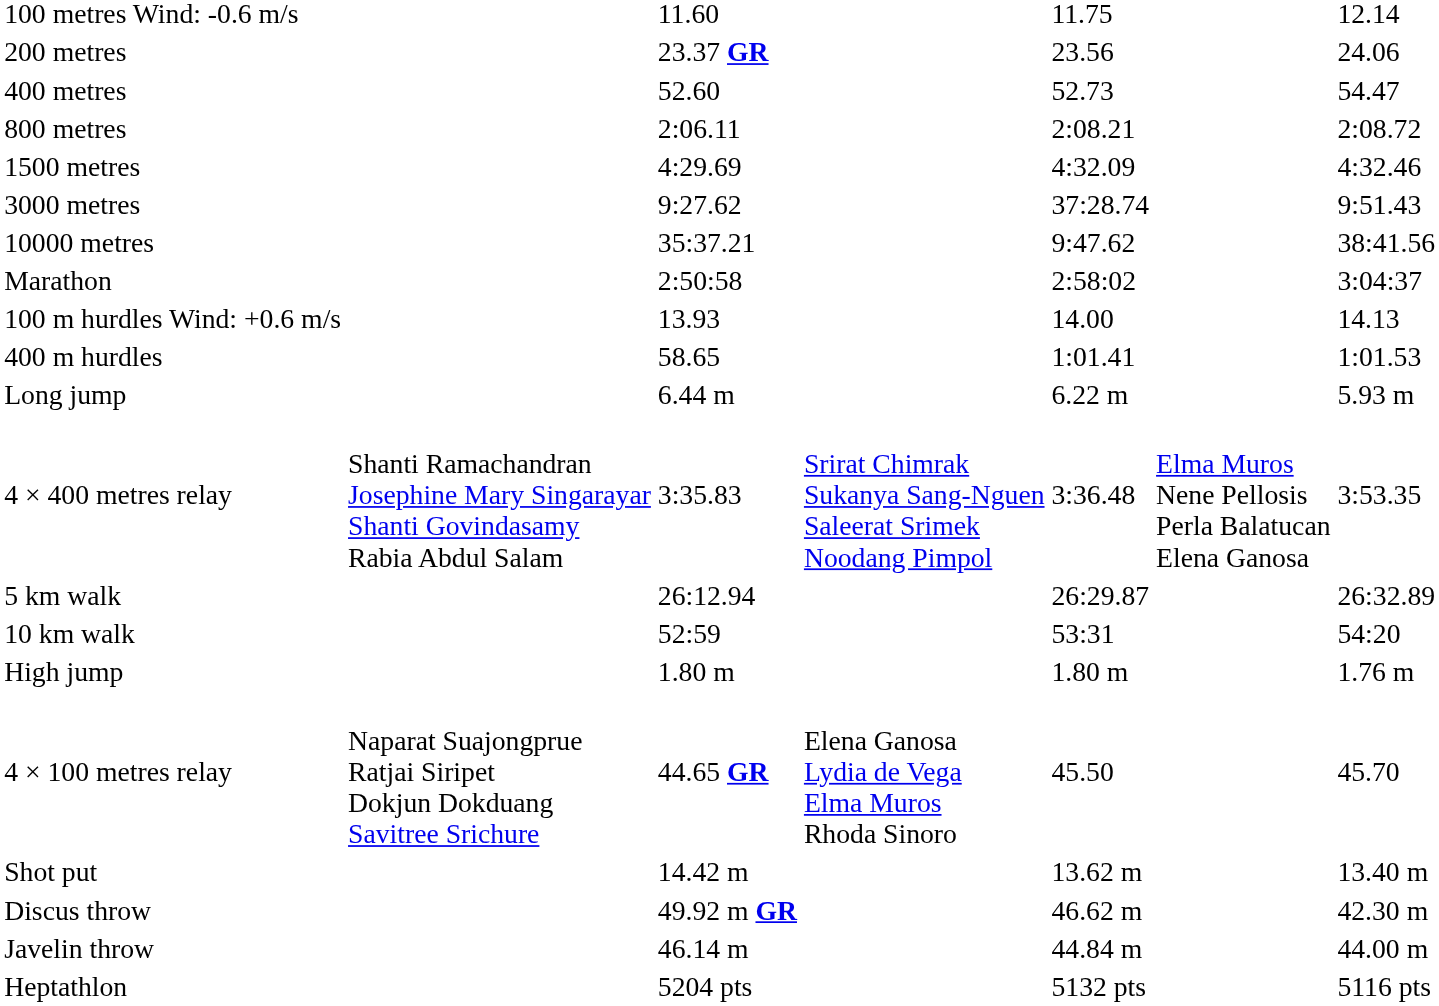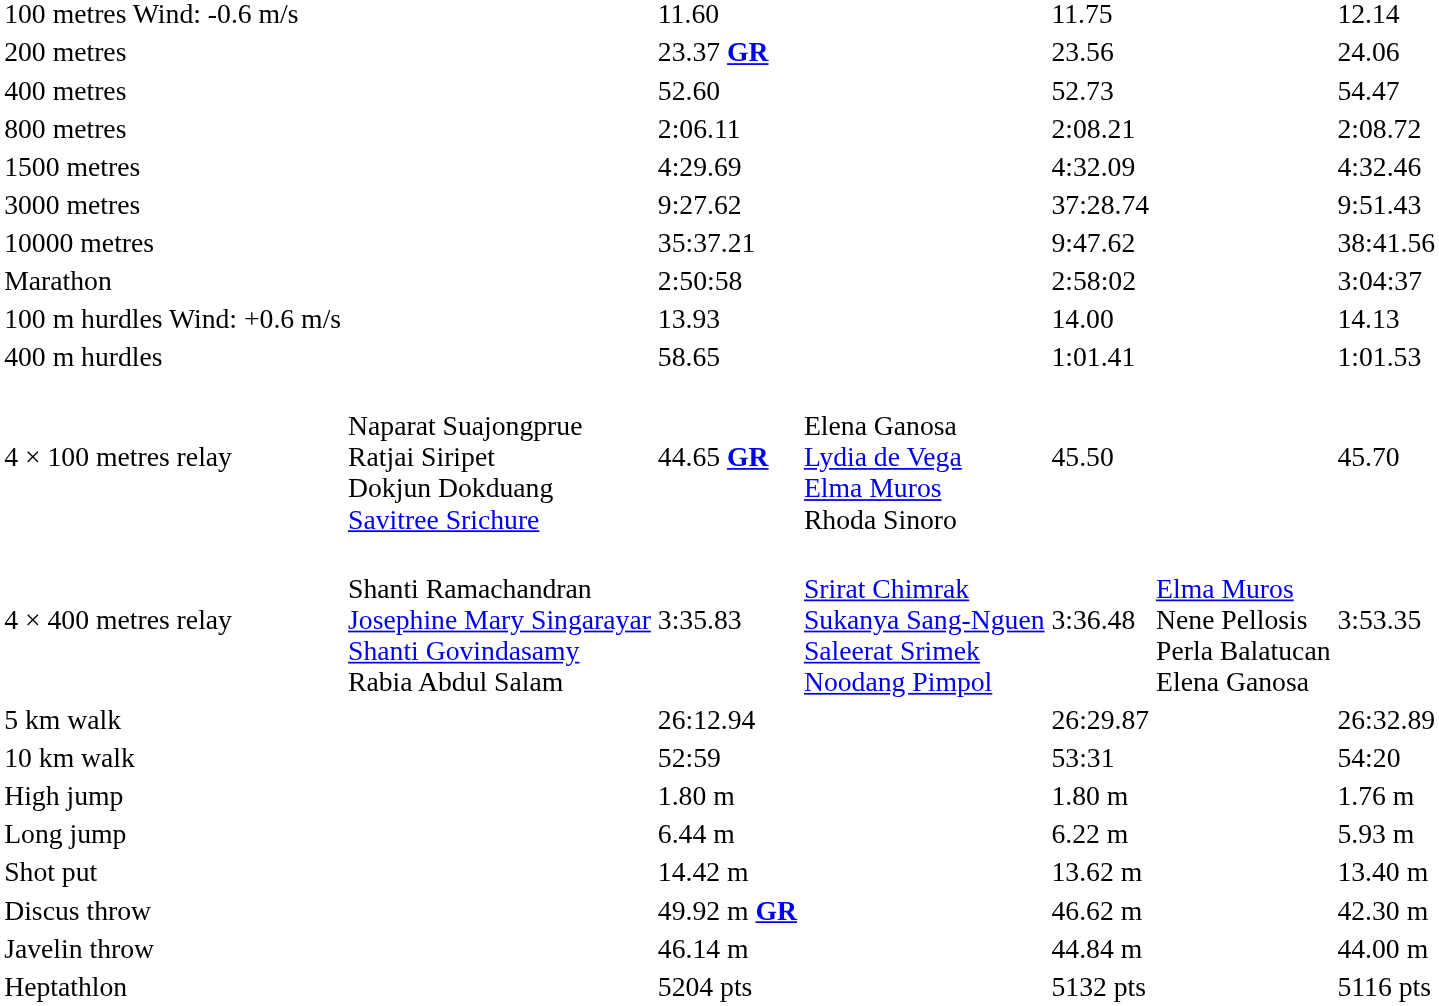rows swapped: (118, 772) <-> (65, 394)
